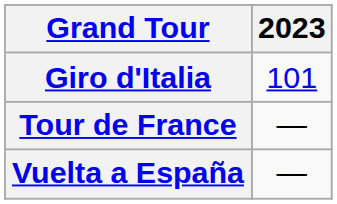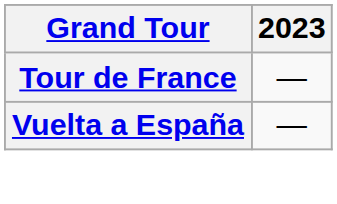- row: (128, 76)
